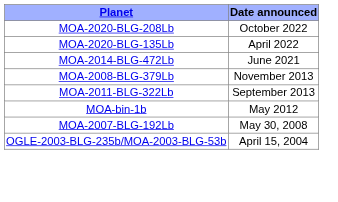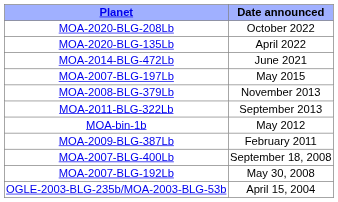+ row: (116, 76)
+ row: (116, 141)
+ row: (116, 157)
